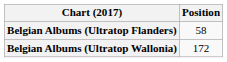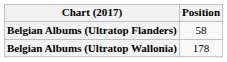(201, 48) 172 -> (201, 48) 178
